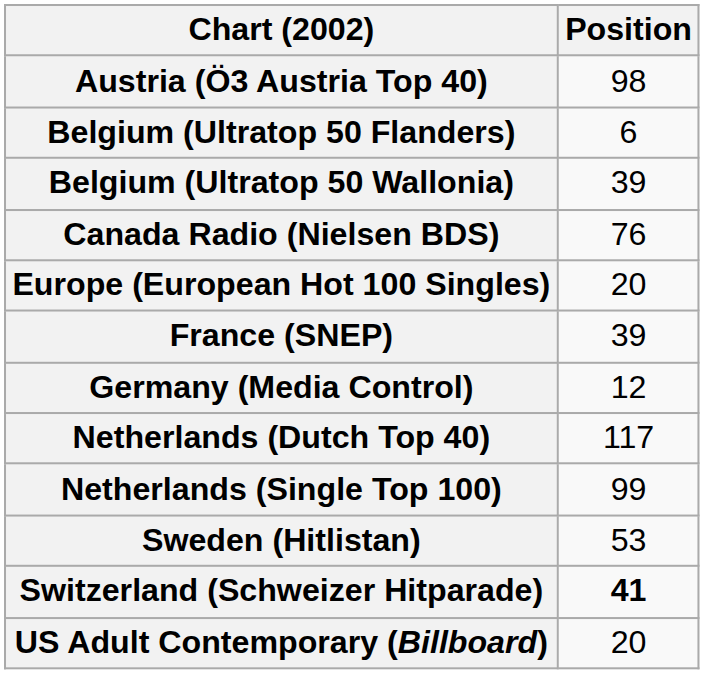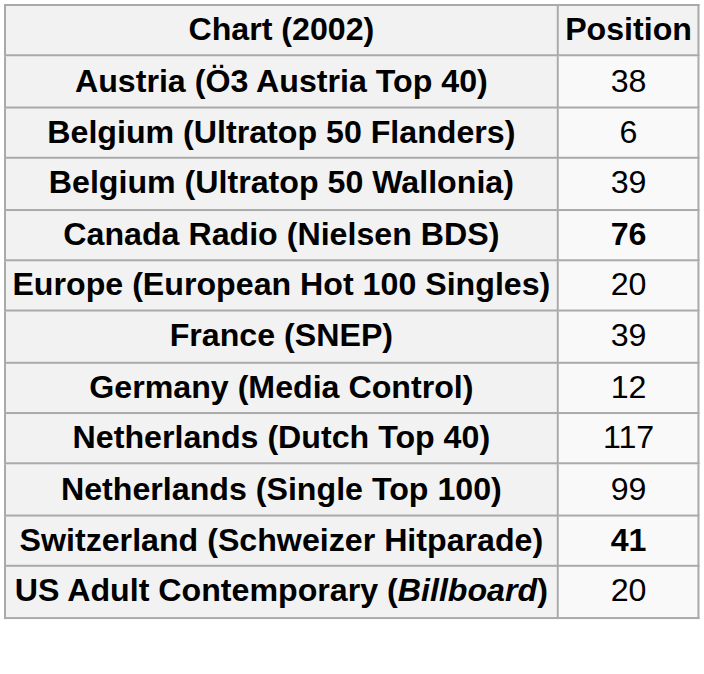(629, 81) 98 -> (629, 81) 38
(629, 234) normal -> (629, 234) bold
- row: (281, 540)
